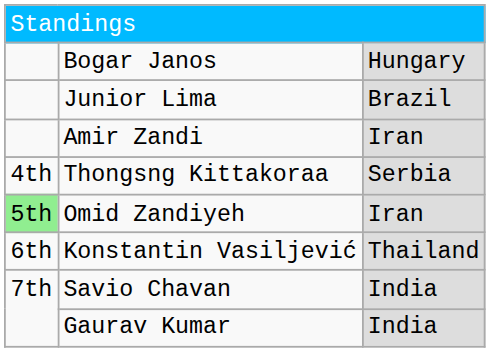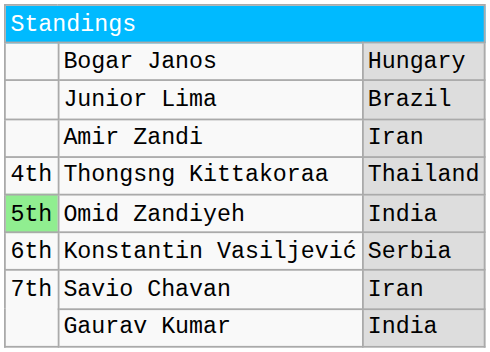(410, 176) Serbia -> (424, 176) Thailand
(396, 213) Iran -> (403, 213) India
(424, 251) Thailand -> (410, 251) Serbia
(403, 289) India -> (396, 289) Iran
